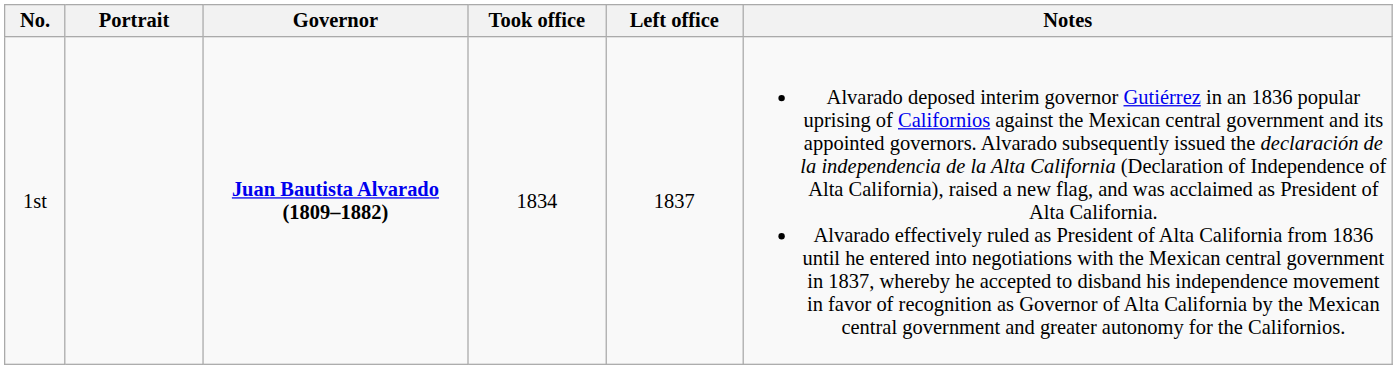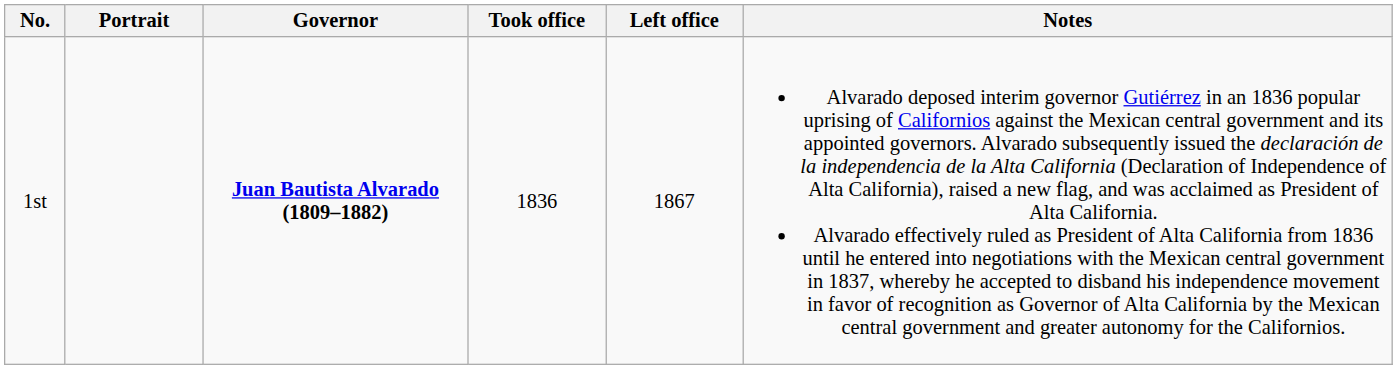(537, 200) 1834 -> (537, 200) 1836
(674, 200) 1837 -> (674, 200) 1867
